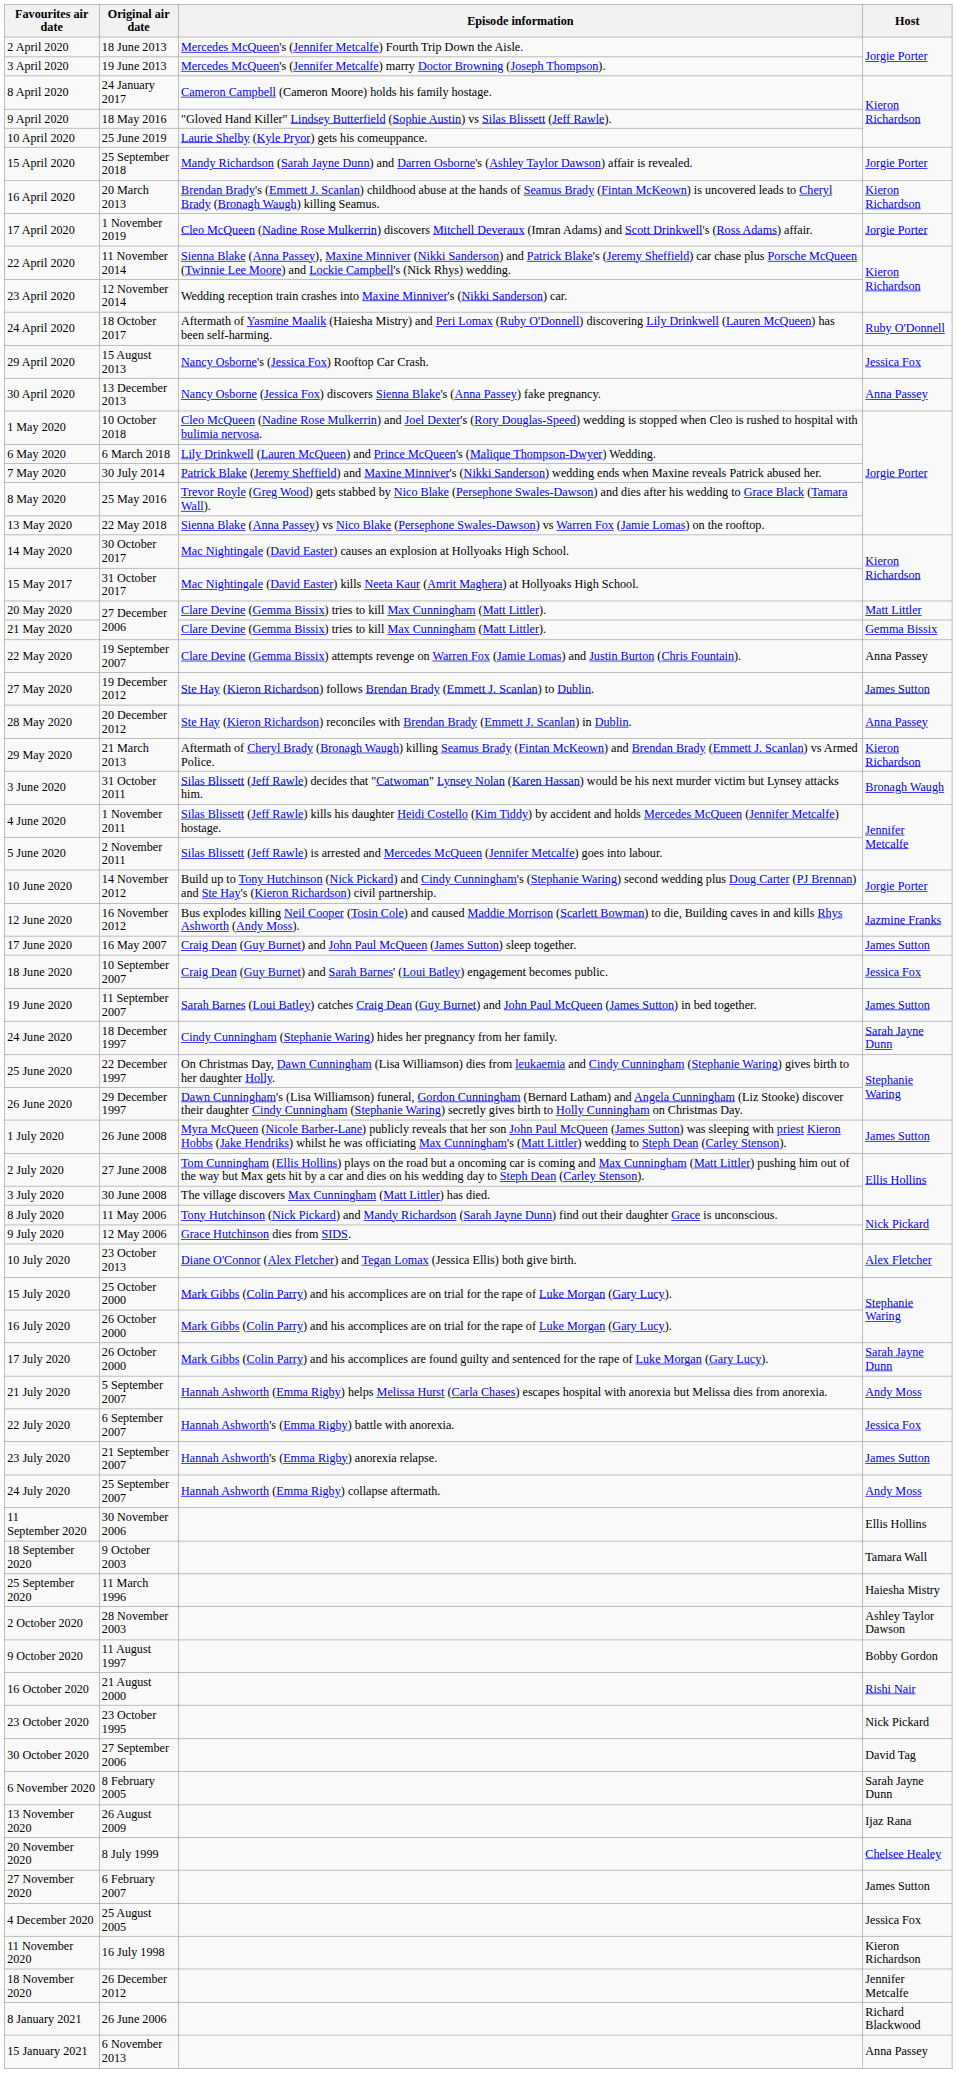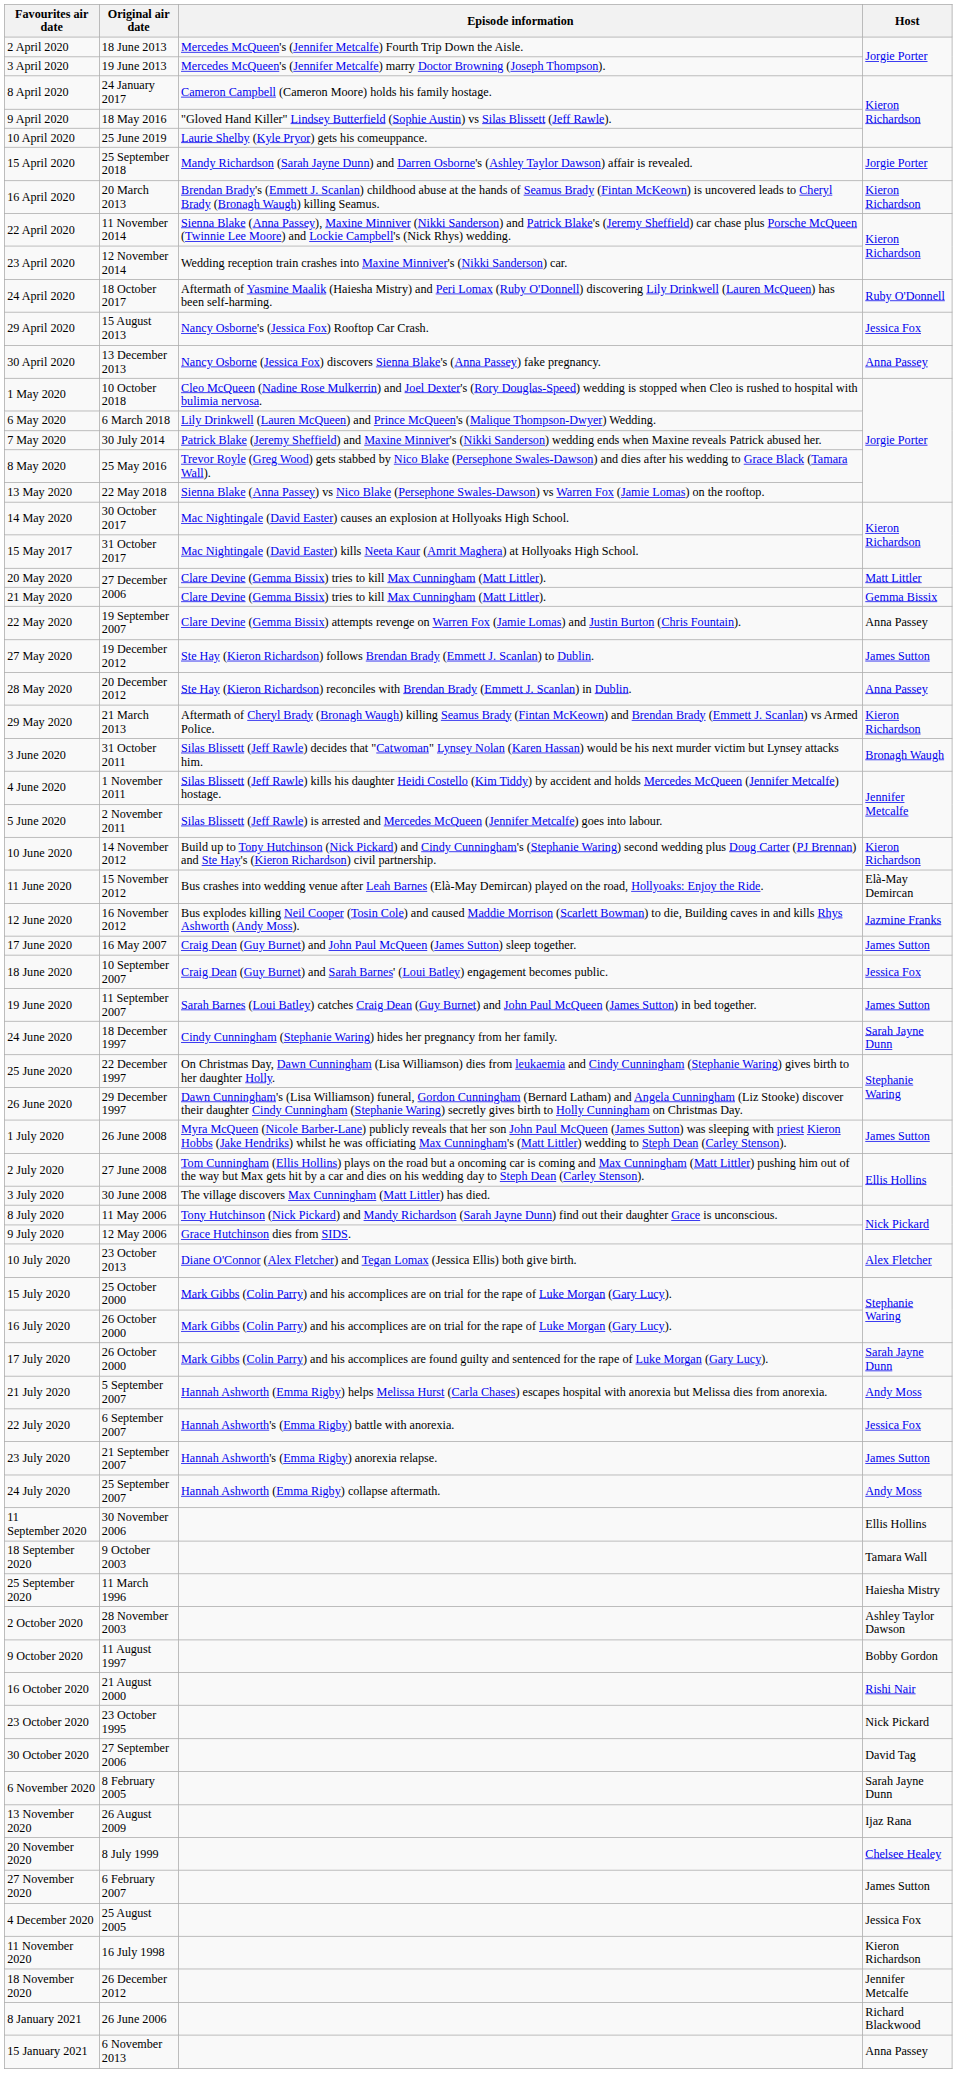- row: (41, 229)
(896, 886) Jorgie Porter -> (893, 853) Kieron Richardson
+ row: (39, 886)
